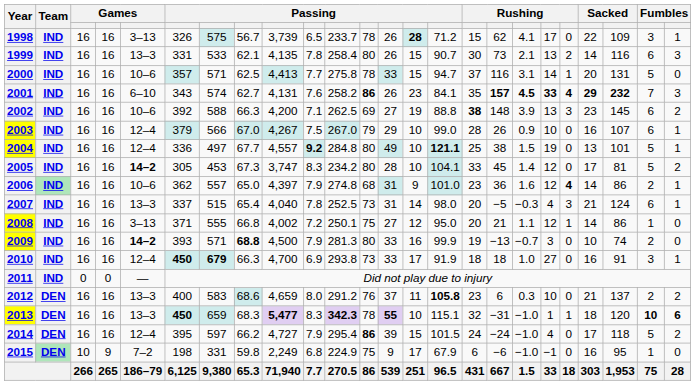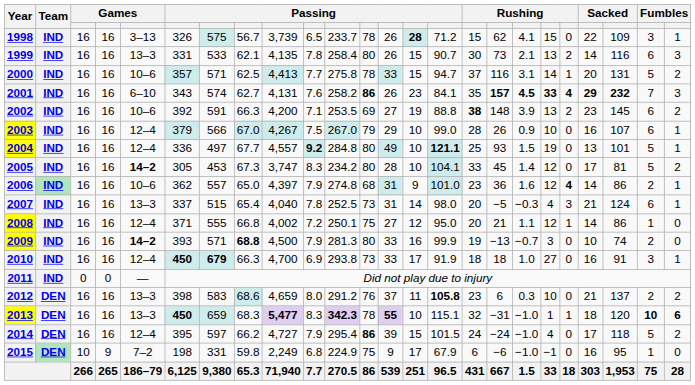(550, 37) 17 -> (550, 37) 15
(677, 74) 0 -> (677, 74) 2
(217, 111) 588 -> (217, 111) 591
(342, 111) 262.5 -> (342, 111) 253.5
(569, 111) 3 -> (569, 111) 2
(500, 148) 38 -> (500, 148) 93
(143, 222) 3–13 -> (143, 222) 12–4
(182, 297) 400 -> (182, 297) 398
